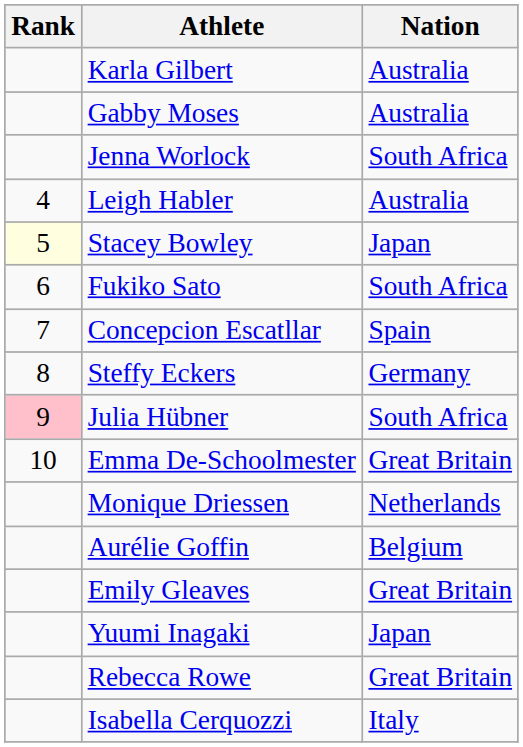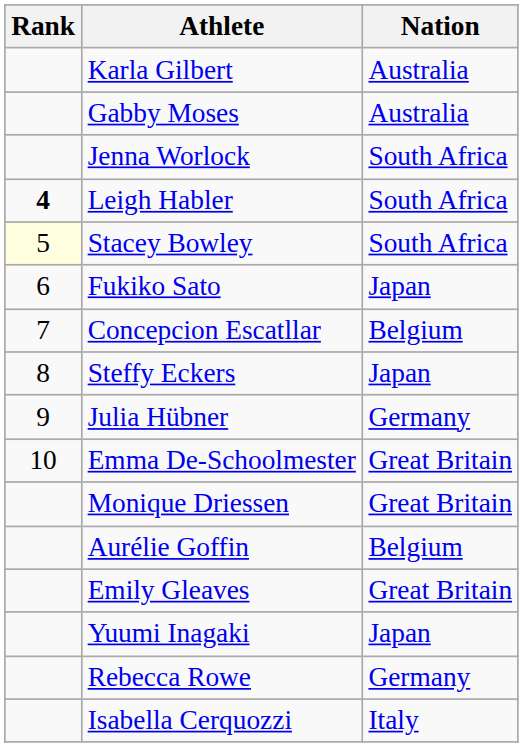(43, 199) normal -> (43, 199) bold
(419, 199) Australia -> (438, 199) South Africa
(400, 243) Japan -> (438, 243) South Africa
(438, 286) South Africa -> (400, 286) Japan
(400, 329) Spain -> (416, 329) Belgium
(419, 373) Germany -> (400, 373) Japan
(43, 416) pink background -> (43, 416) no background
(438, 416) South Africa -> (419, 416) Germany
(435, 503) Netherlands -> (440, 503) Great Britain
(440, 677) Great Britain -> (419, 677) Germany
